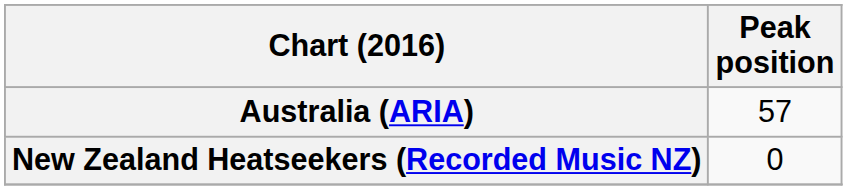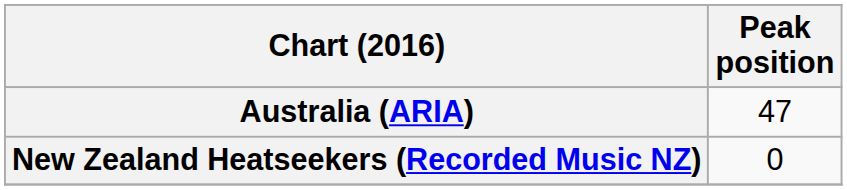(775, 111) 57 -> (775, 111) 47
